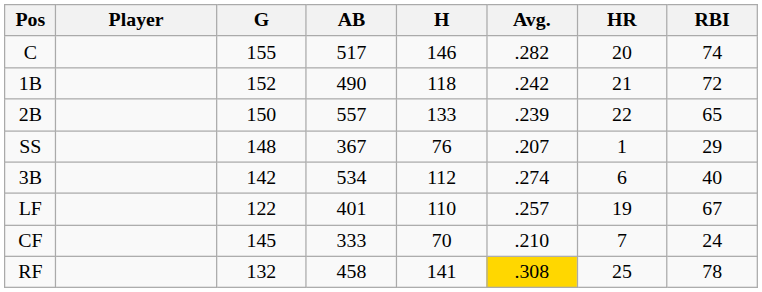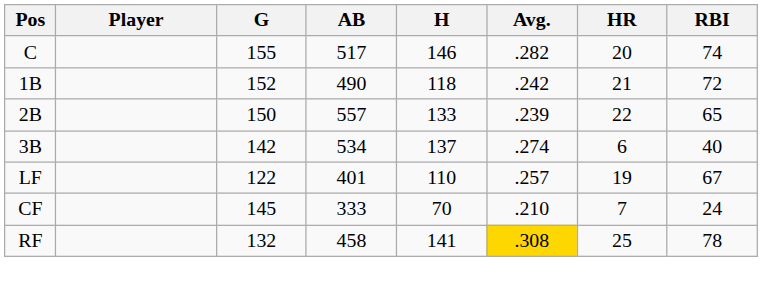- row: (30, 146)
(442, 177) 112 -> (442, 146) 137
